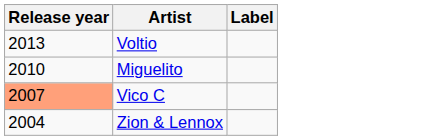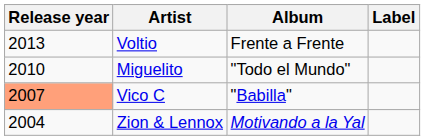+ column: (298, 17)
